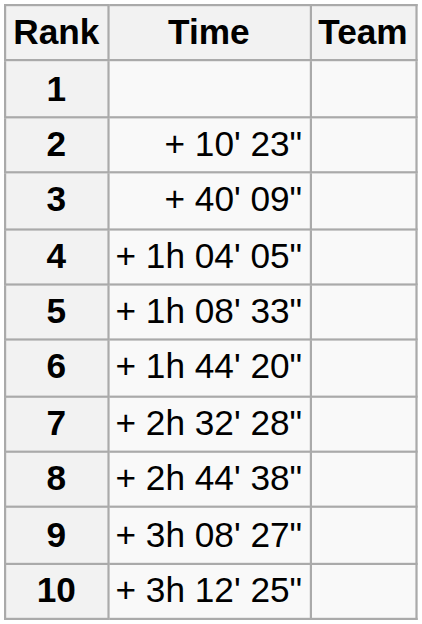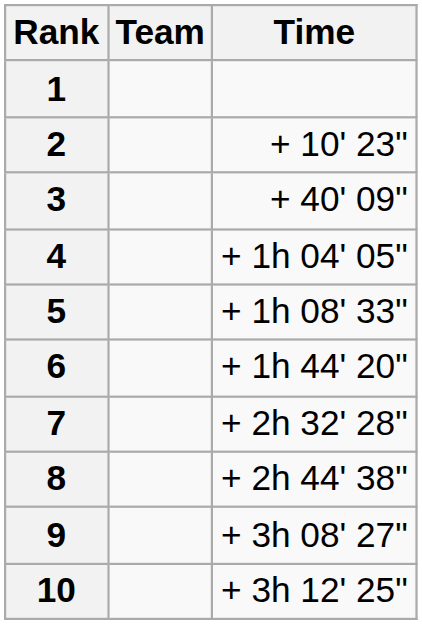columns swapped: (363, 32) <-> (209, 32)
